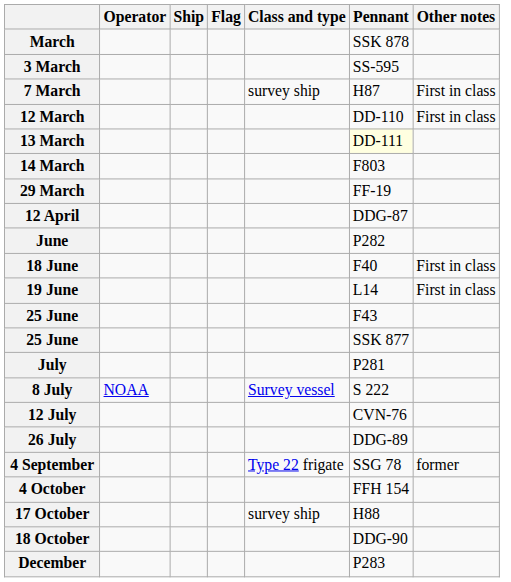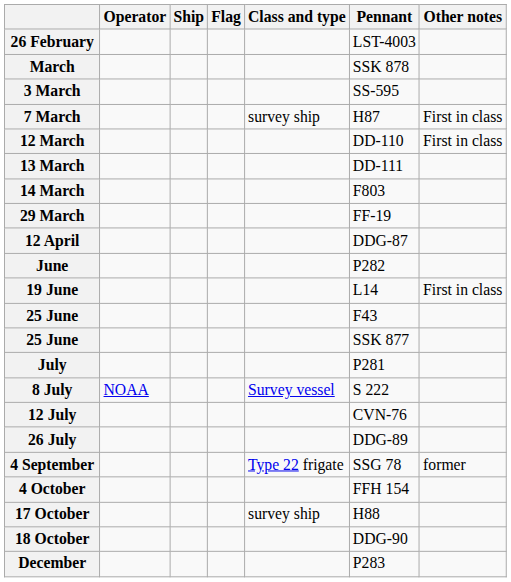+ row: (52, 41)
(378, 141) lightyellow background -> (378, 166) no background
- row: (52, 265)
